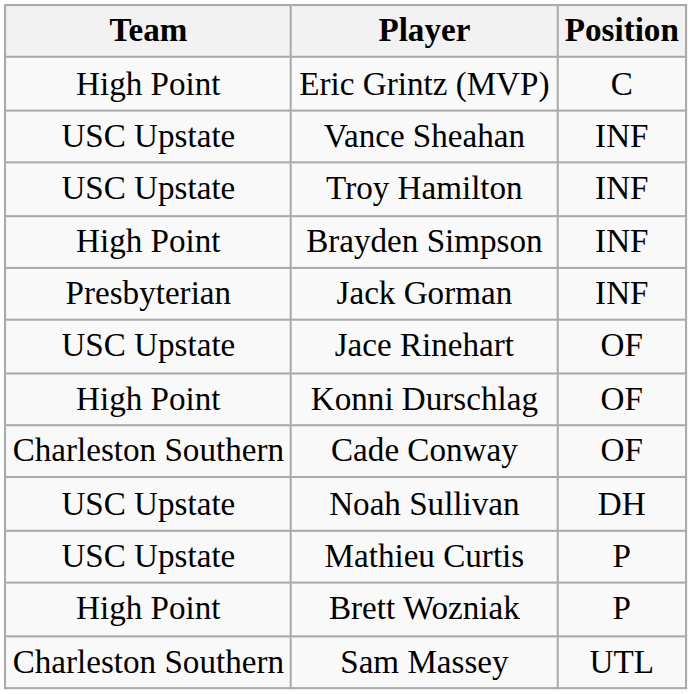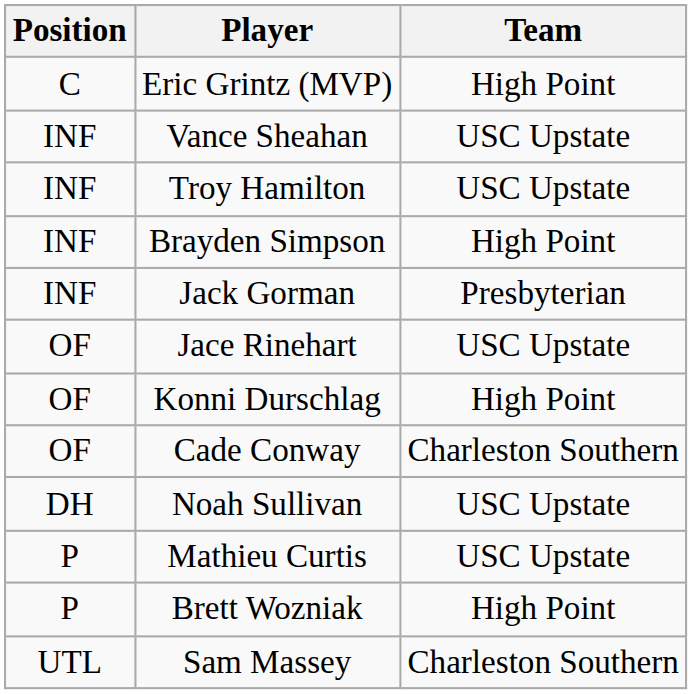columns swapped: (622, 30) <-> (148, 30)
